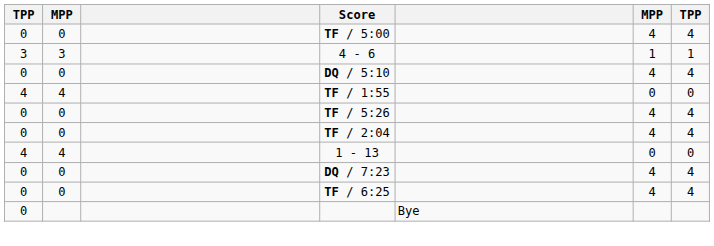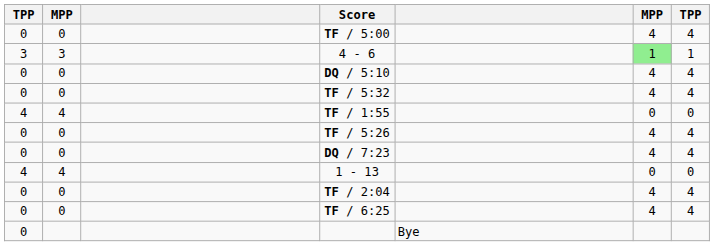(652, 54) no background -> (652, 54) lightgreen background
+ row: (357, 93)
rows swapped: (357, 172) <-> (357, 133)
